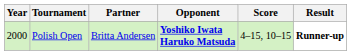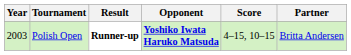columns swapped: (123, 13) <-> (320, 13)
(17, 36) 2000 -> (17, 36) 2003
